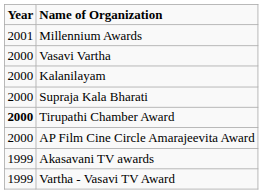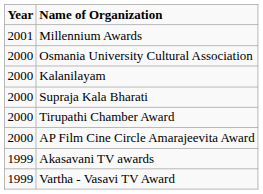+ row: (146, 55)
- row: (75, 55)
(20, 117) bold -> (20, 117) normal
